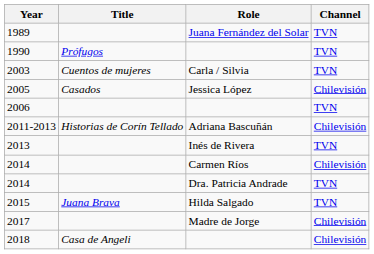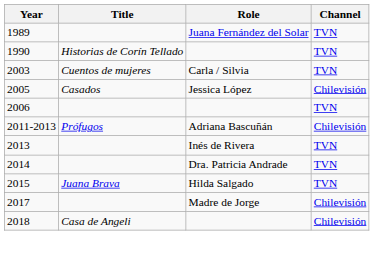(82, 51) Prófugos -> (122, 51) Historias de Corín Tellado
(122, 126) Historias de Corín Tellado -> (82, 126) Prófugos
- row: (18, 164)
